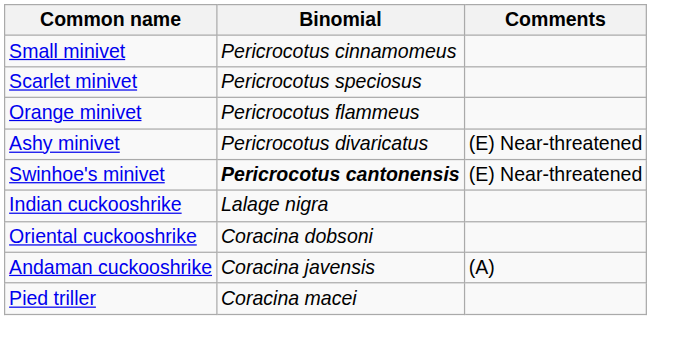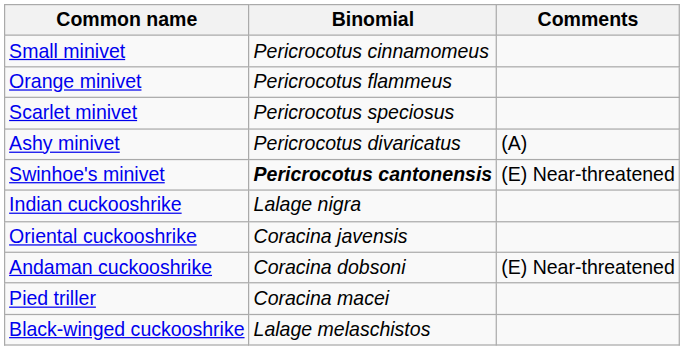rows swapped: (75, 112) <-> (73, 81)
(555, 143) (E) Near-threatened -> (514, 143) (A)
(297, 236) Coracina dobsoni -> (331, 236) Coracina javensis
(298, 267) Coracina javensis -> (330, 267) Coracina dobsoni
(482, 267) (A) -> (588, 267) (E) Near-threatened
+ row: (127, 329)
